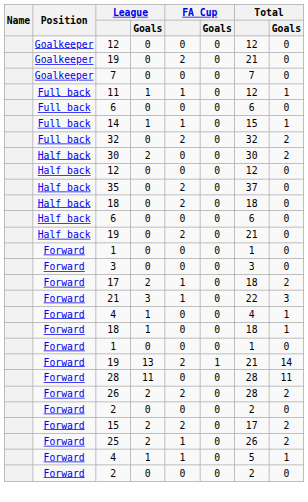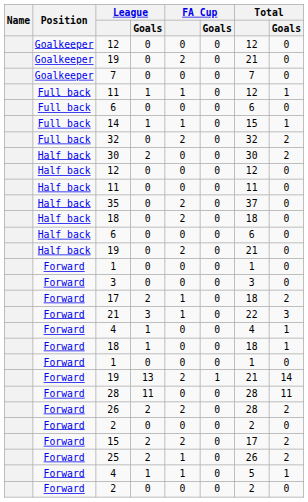+ row: (64, 187)
